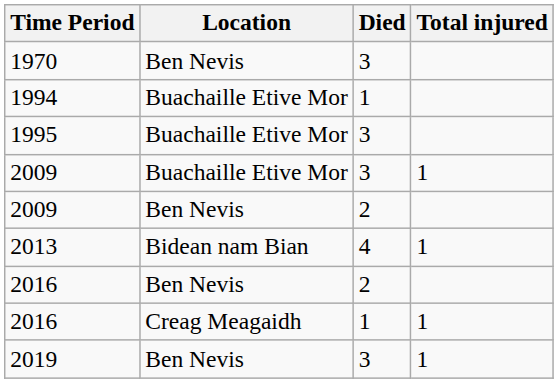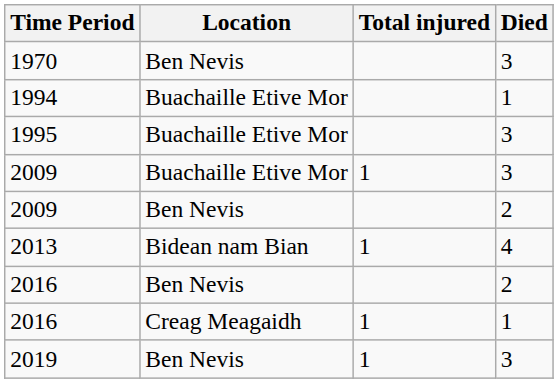columns swapped: (382, 23) <-> (482, 23)
